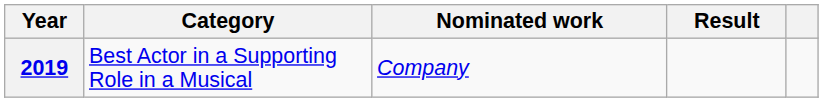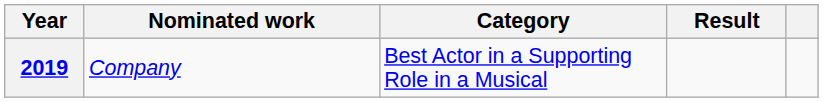columns swapped: (228, 21) <-> (520, 21)
